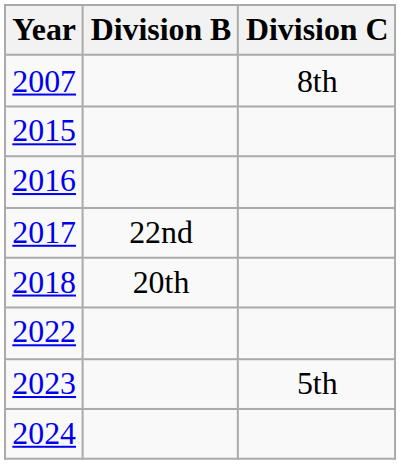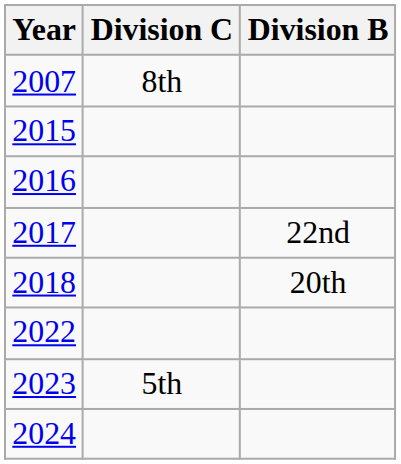columns swapped: (161, 29) <-> (317, 29)
